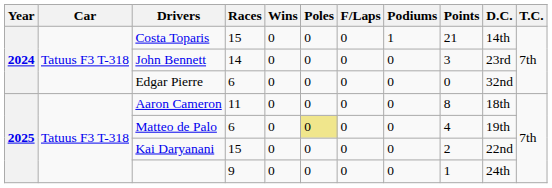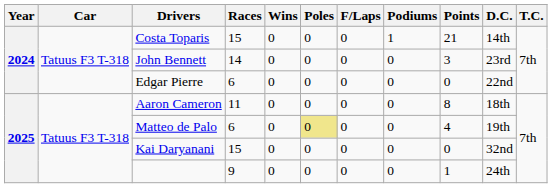(499, 81) 32nd -> (499, 81) 22nd
(447, 148) 2 -> (447, 148) 0
(499, 148) 22nd -> (499, 148) 32nd
